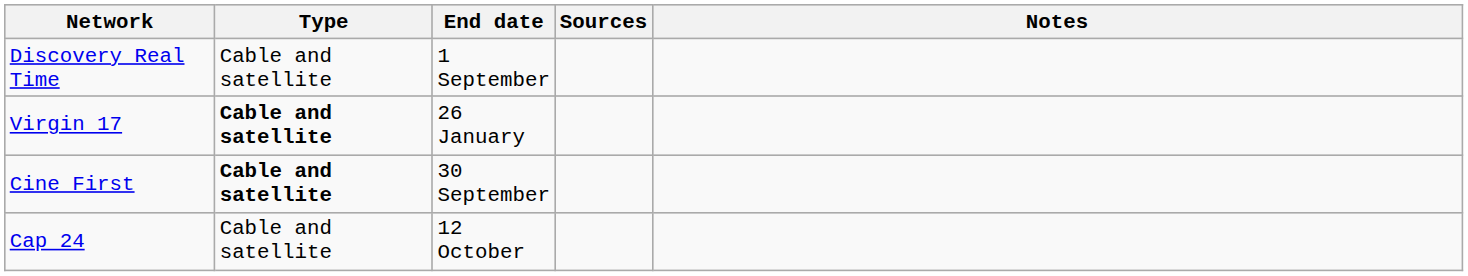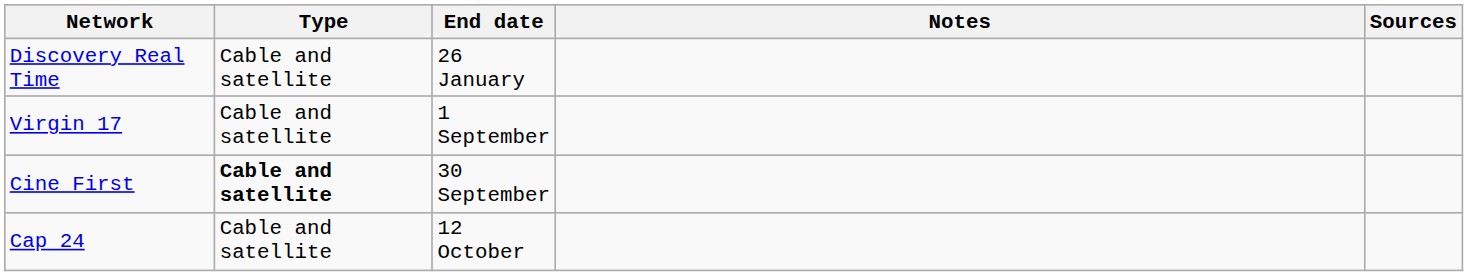columns swapped: (1057, 22) <-> (603, 22)
(494, 68) 1 September -> (481, 68) 26 January
(276, 126) bold -> (276, 126) normal
(481, 126) 26 January -> (494, 126) 1 September
